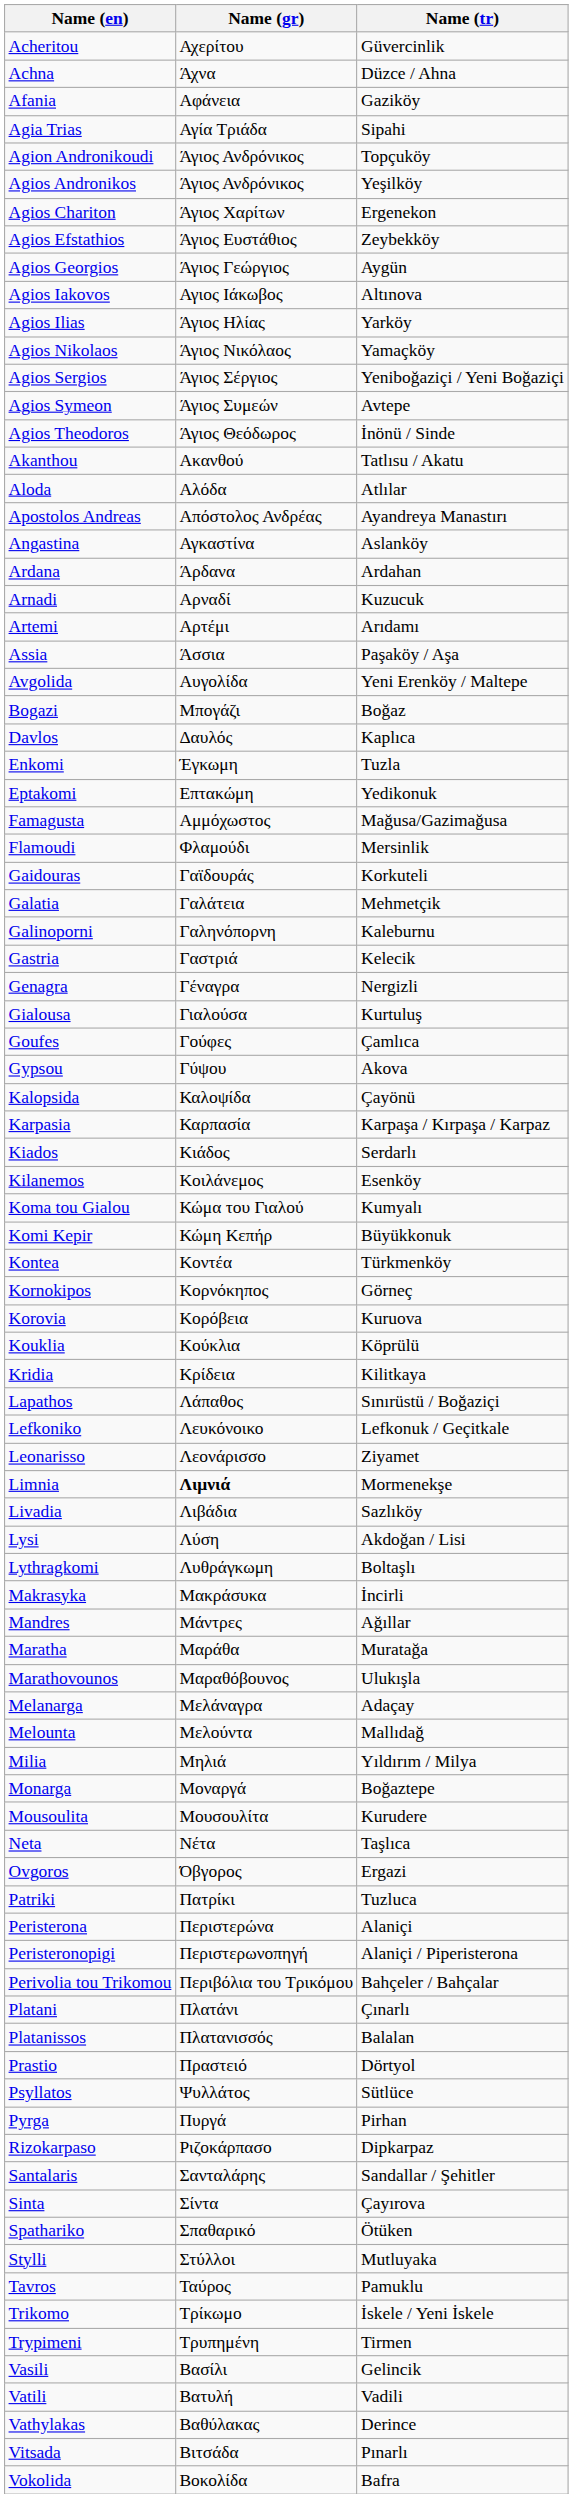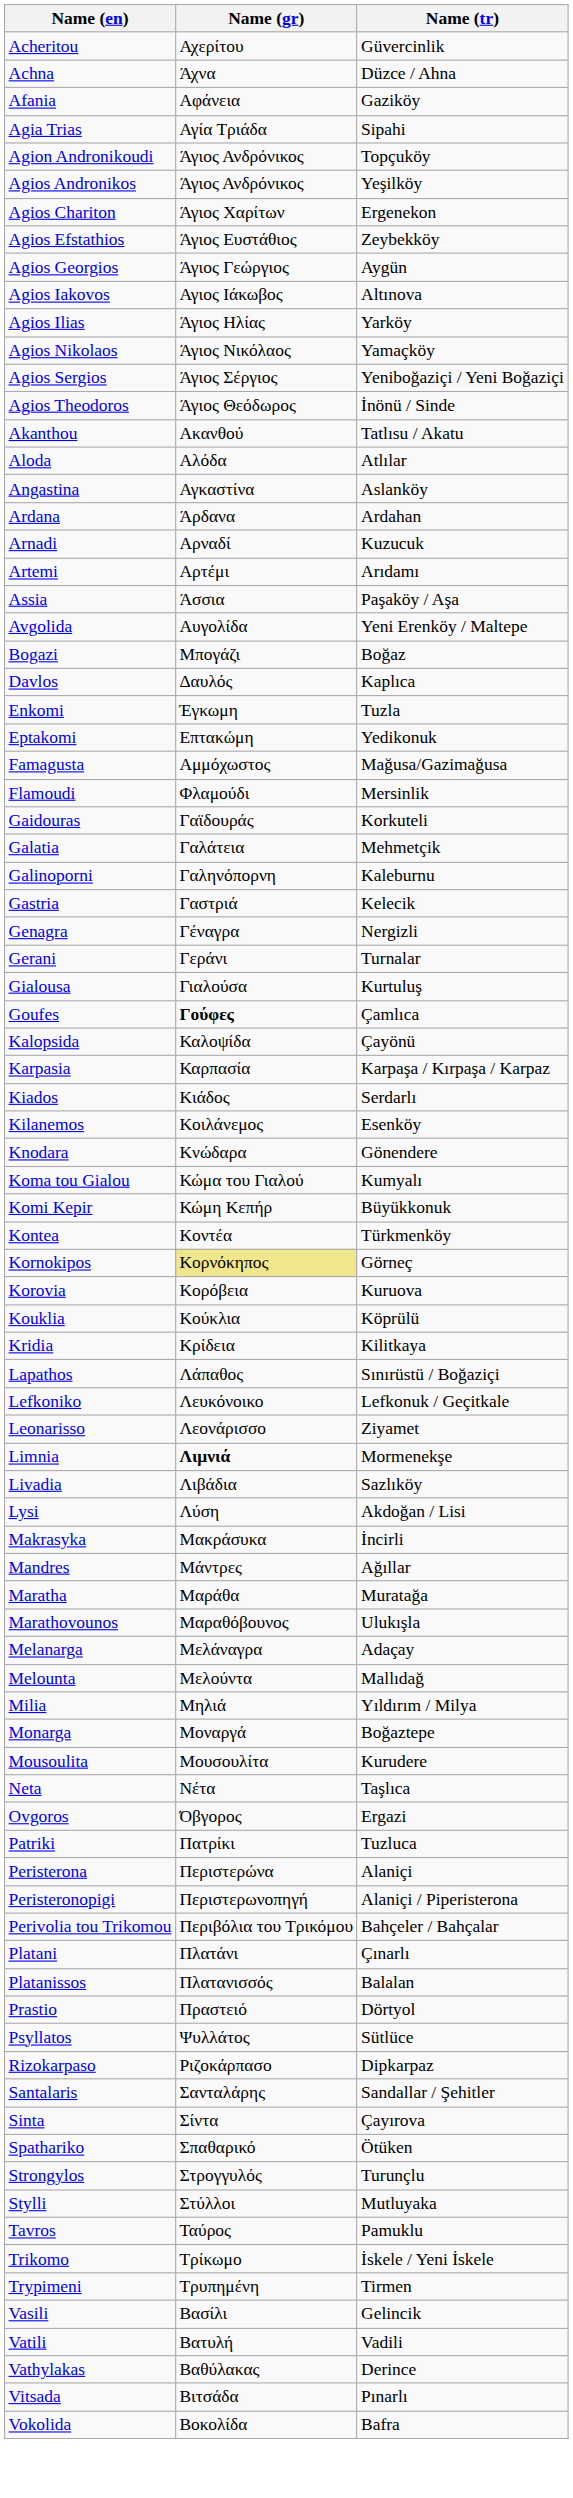- row: (60, 405)
- row: (75, 516)
+ row: (32, 958)
(205, 1041) normal -> (207, 1014) bold
- row: (36, 1069)
+ row: (39, 1152)
(224, 1290) no background -> (224, 1262) khaki background
- row: (54, 1567)
- row: (29, 2120)
+ row: (46, 2175)
